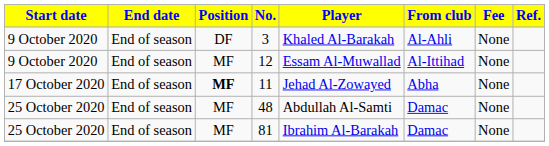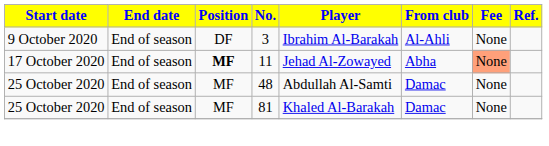(338, 38) Khaled Al-Barakah -> (340, 38) Ibrahim Al-Barakah
- row: (265, 61)
(494, 84) no background -> (491, 61) lightsalmon background
(340, 130) Ibrahim Al-Barakah -> (338, 107) Khaled Al-Barakah
